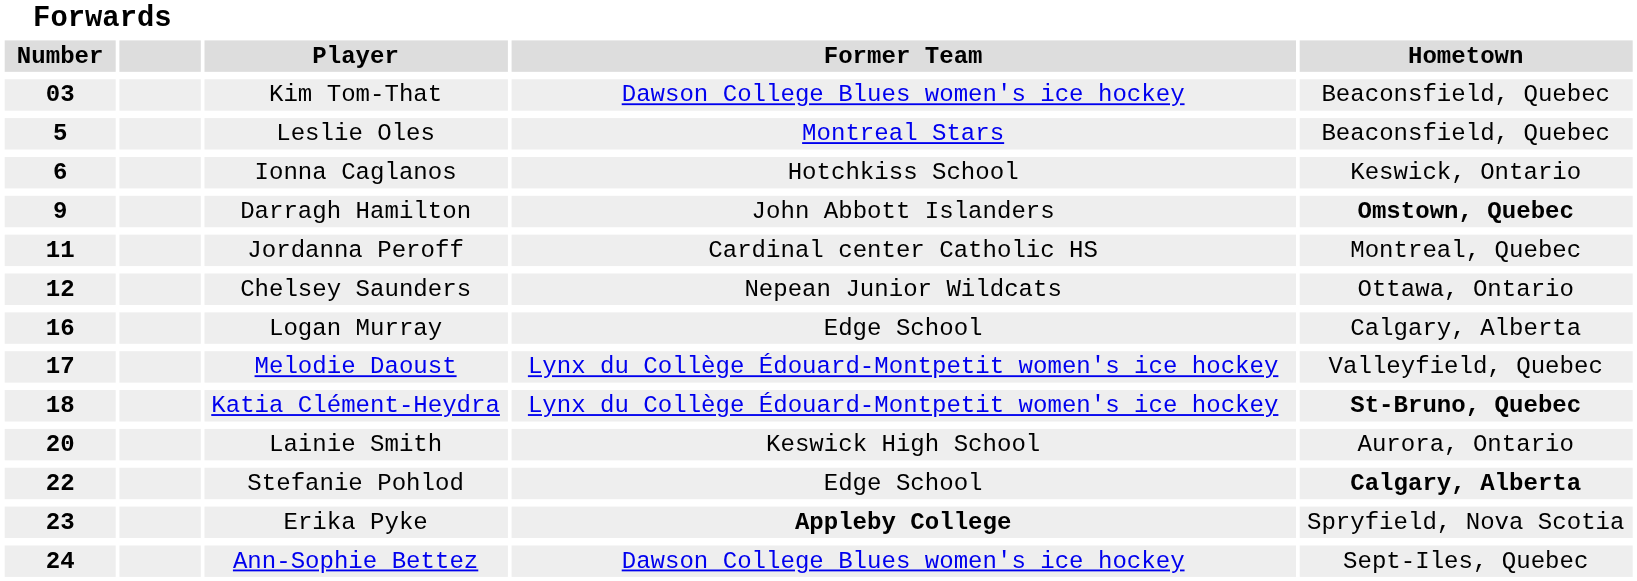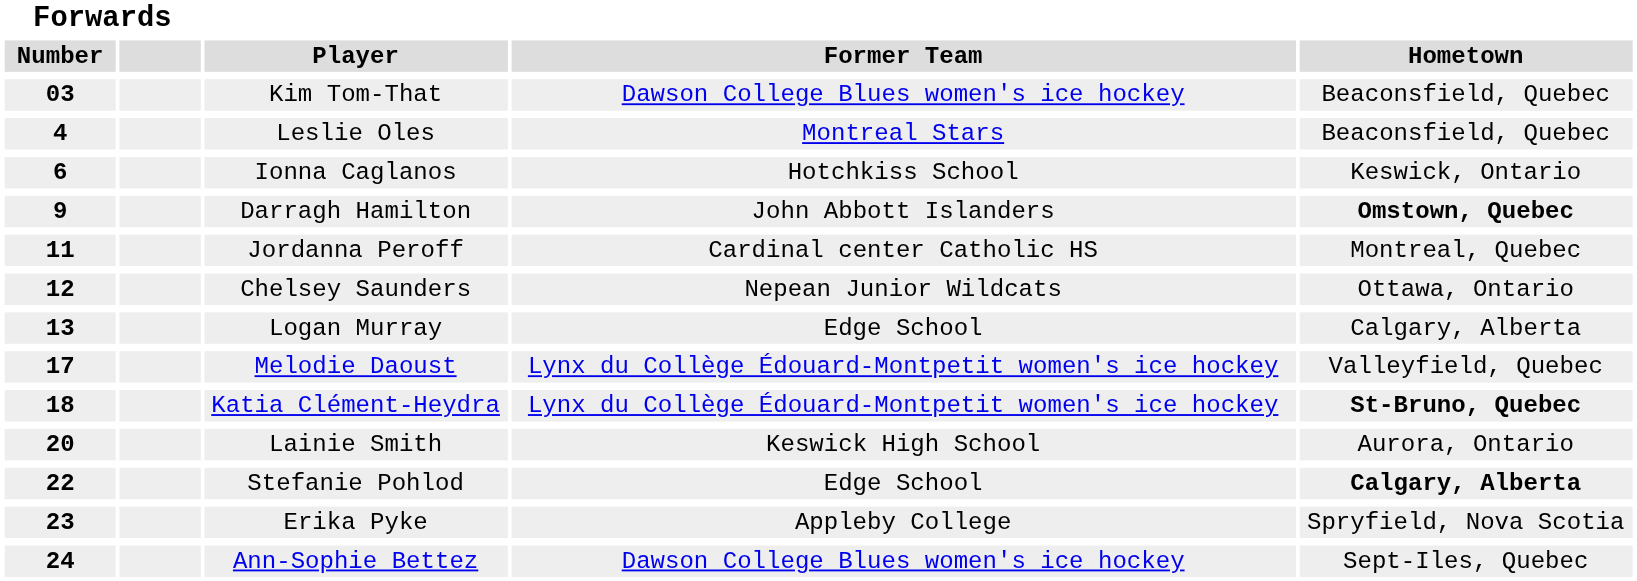(60, 134) 5 -> (60, 134) 4
(60, 328) 16 -> (60, 328) 13
(903, 522) bold -> (903, 522) normal
